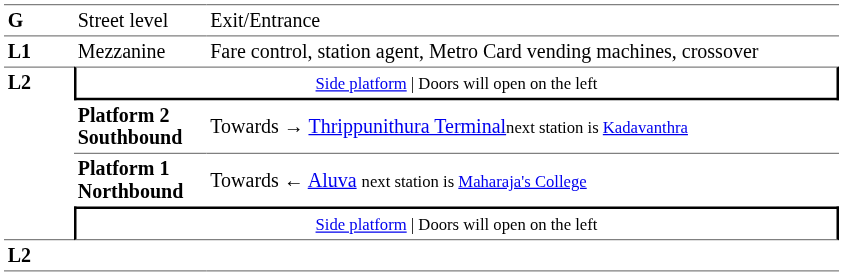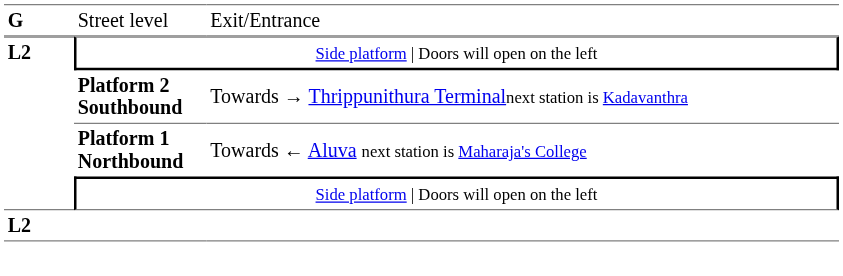- row: (122, 51)
